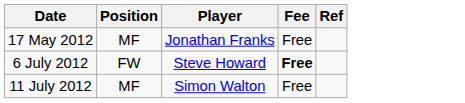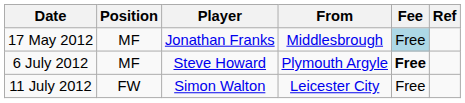+ column: (335, 16)
(297, 40) no background -> (410, 40) lightblue background
(129, 63) FW -> (129, 63) MF
(129, 86) MF -> (129, 86) FW
